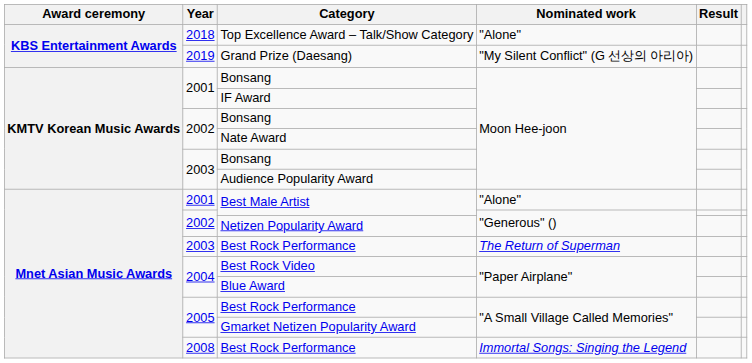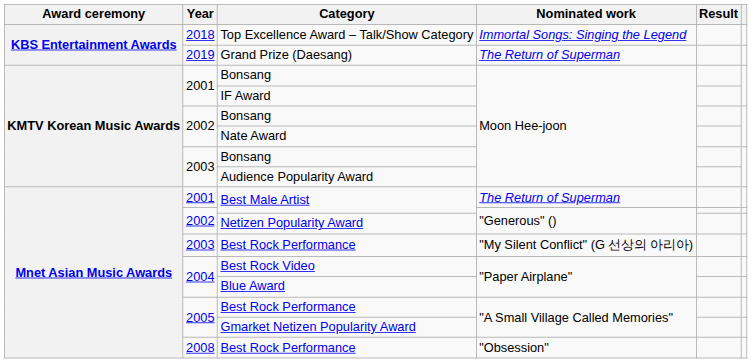(500, 34) "Alone" -> (583, 34) Immortal Songs: Singing the Legend
(586, 56) "My Silent Conflict" (G 선상의 아리아) -> (550, 55) The Return of Superman
(500, 199) "Alone" -> (550, 197) The Return of Superman
(550, 246) The Return of Superman -> (586, 244) "My Silent Conflict" (G 선상의 아리아)
(583, 347) Immortal Songs: Singing the Legend -> (514, 347) "Obsession"
